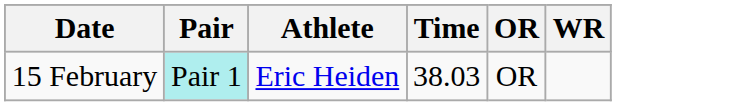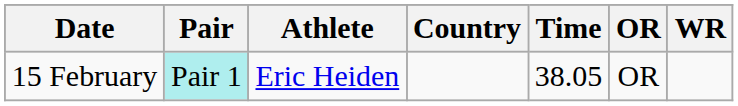+ column: (467, 28)
(447, 75) 38.03 -> (569, 75) 38.05
